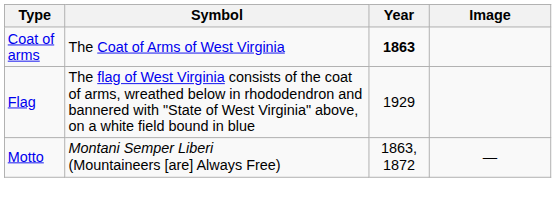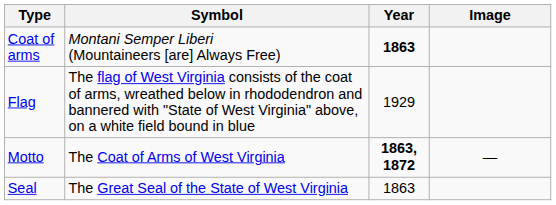(177, 46) The Coat of Arms of West Virginia -> (174, 46) Montani Semper Liberi (Mountaineers [are] Always Free)
(174, 157) Montani Semper Liberi (Mountaineers [are] Always Free) -> (177, 157) The Coat of Arms of West Virginia
(399, 157) normal -> (399, 157) bold
+ row: (22, 188)
